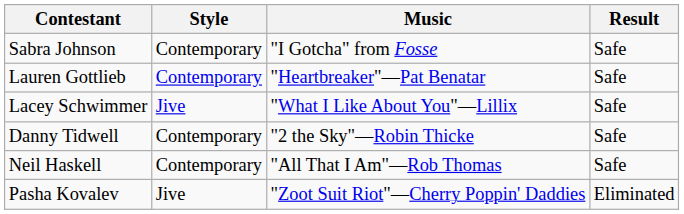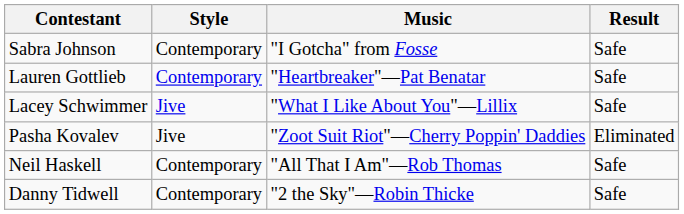rows swapped: (64, 194) <-> (64, 135)
